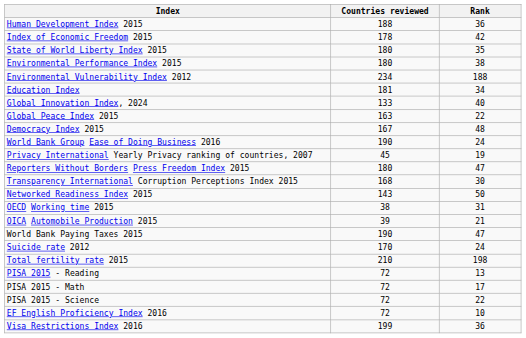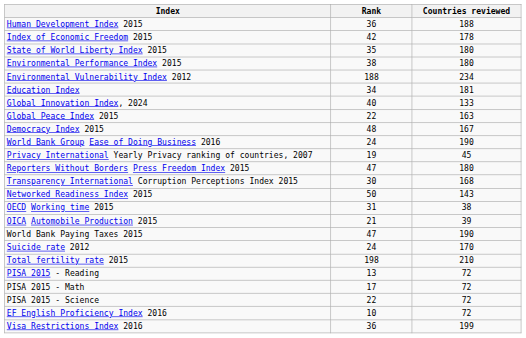columns swapped: (480, 11) <-> (385, 11)
